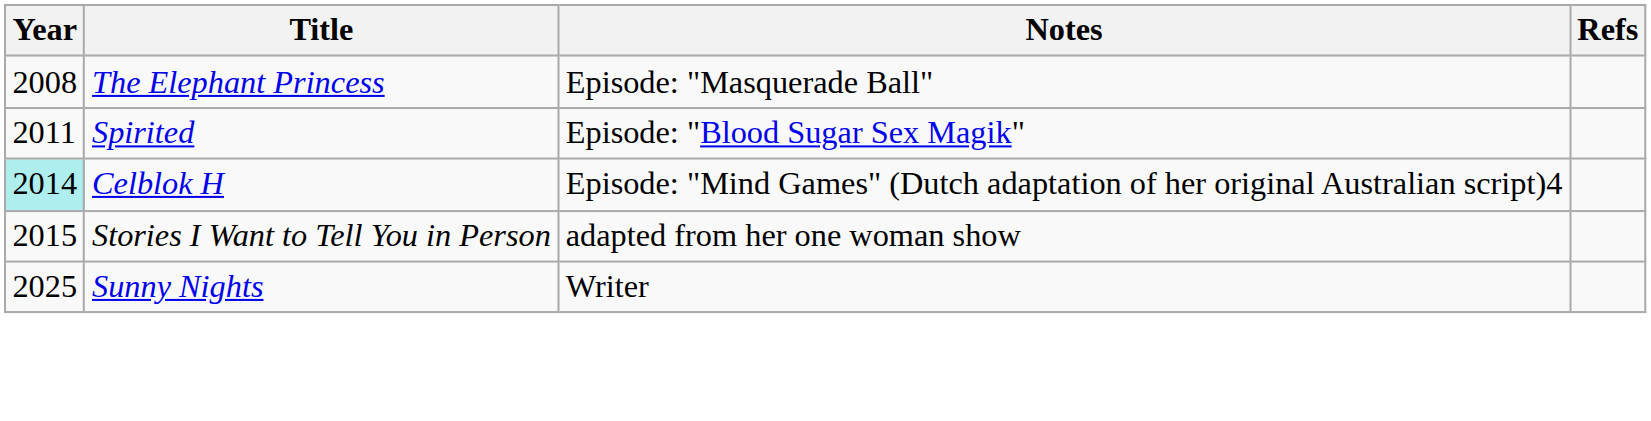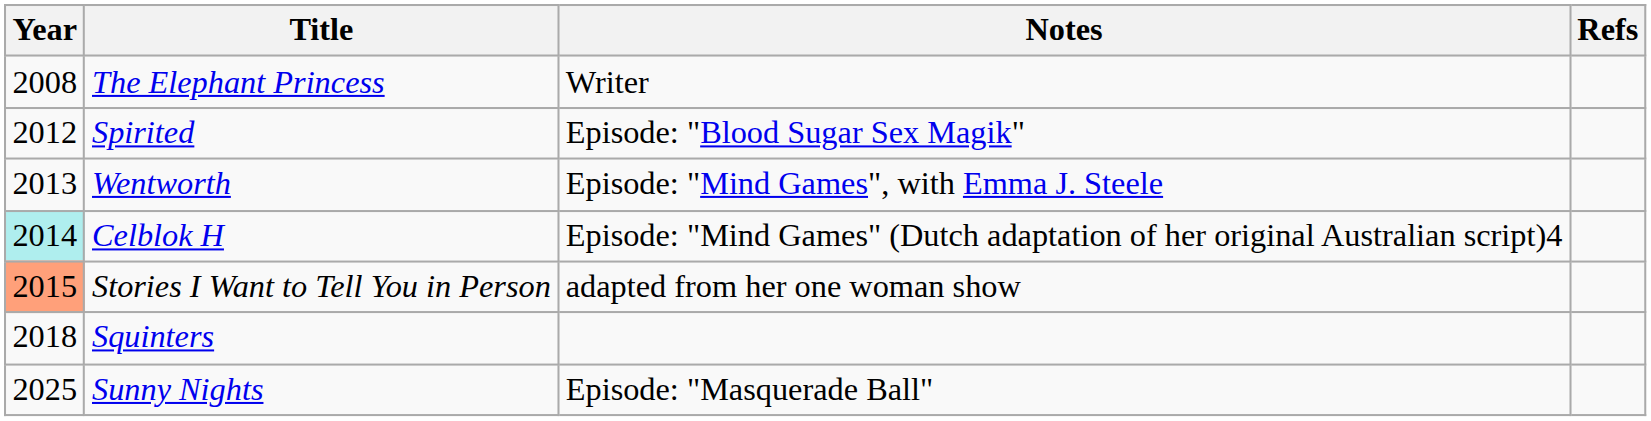(749, 81) Episode: "Masquerade Ball" -> (607, 81) Writer
(44, 132) 2011 -> (45, 132) 2012
+ row: (161, 183)
(45, 235) no background -> (45, 286) lightsalmon background
+ row: (153, 337)
(607, 286) Writer -> (749, 388) Episode: "Masquerade Ball"
